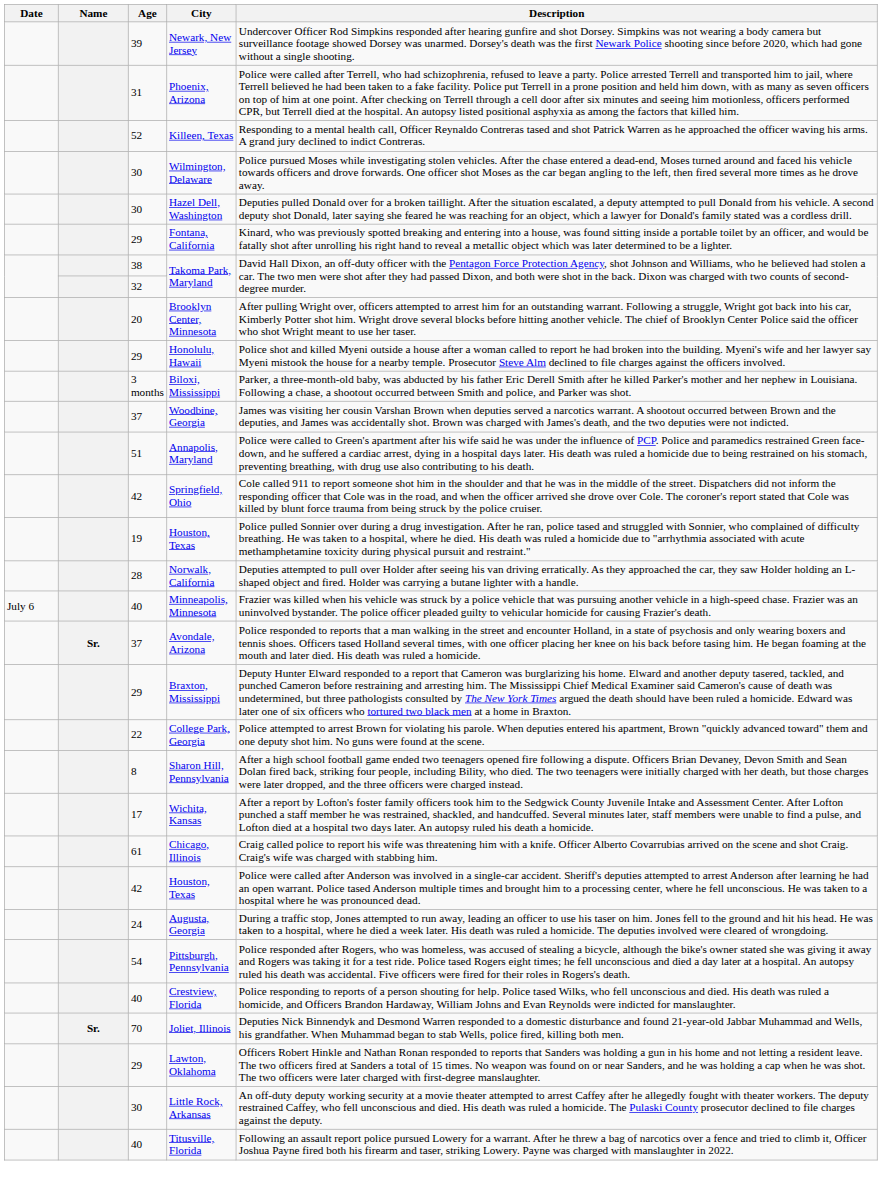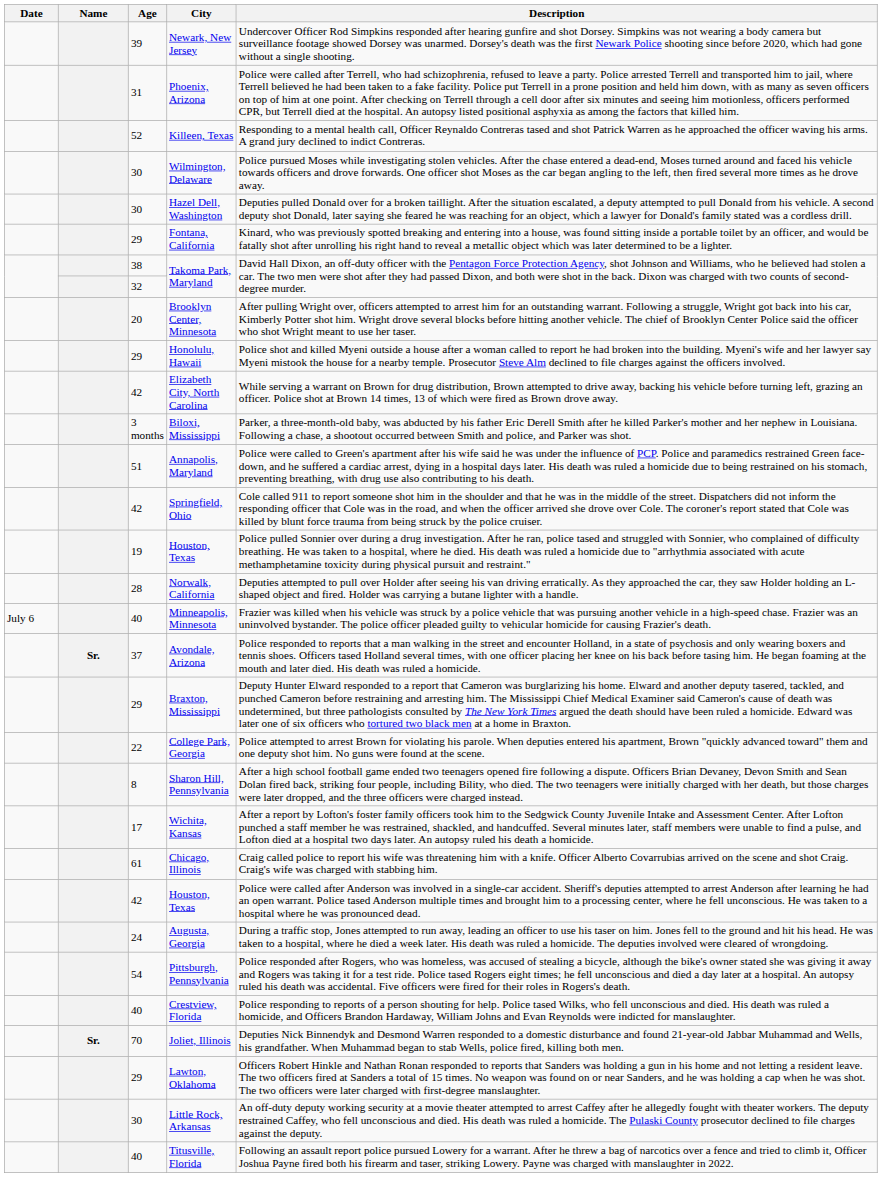+ row: (136, 392)
- row: (136, 416)
